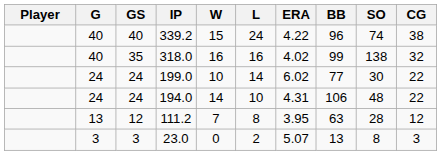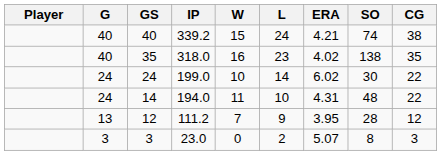- column: (336, 14)
(296, 35) 4.22 -> (326, 35) 4.21
(256, 56) 16 -> (282, 56) 23
(416, 56) 32 -> (414, 56) 35
(136, 98) 24 -> (149, 98) 14
(216, 98) 14 -> (238, 98) 11
(256, 118) 8 -> (282, 118) 9
